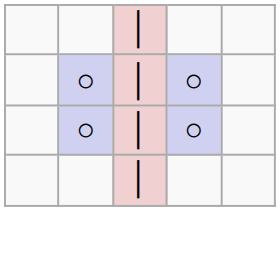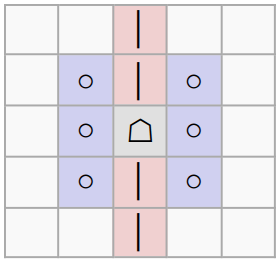+ row: (86, 130)
